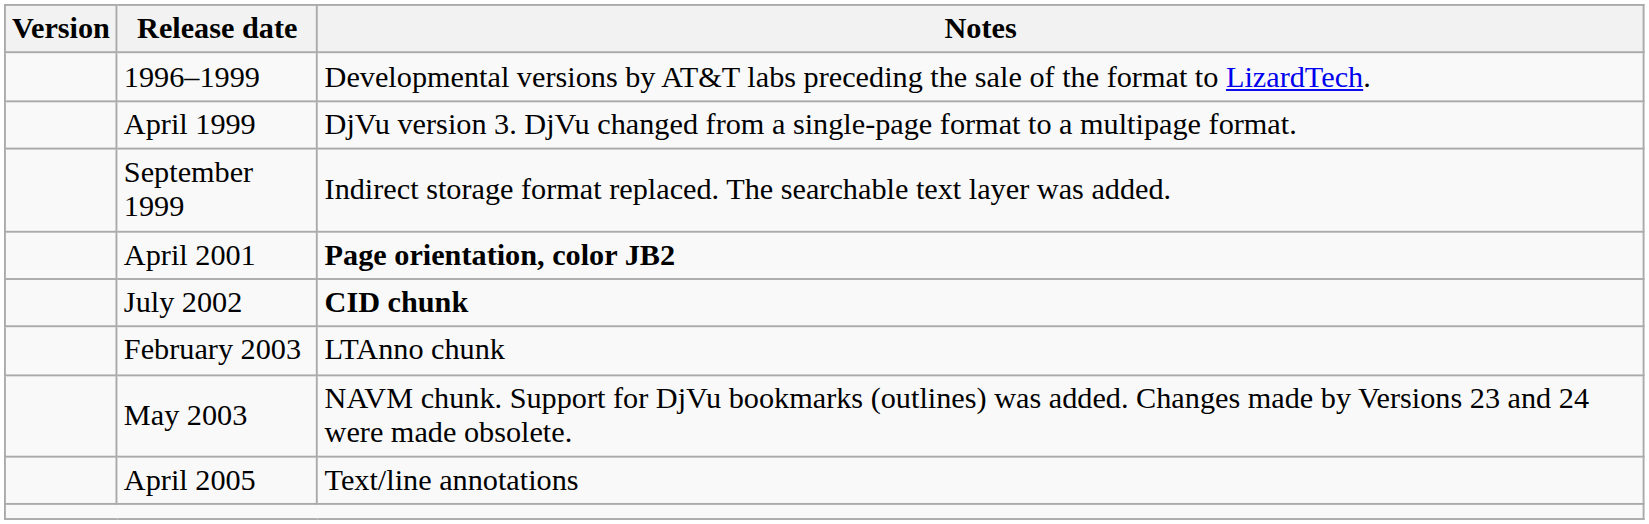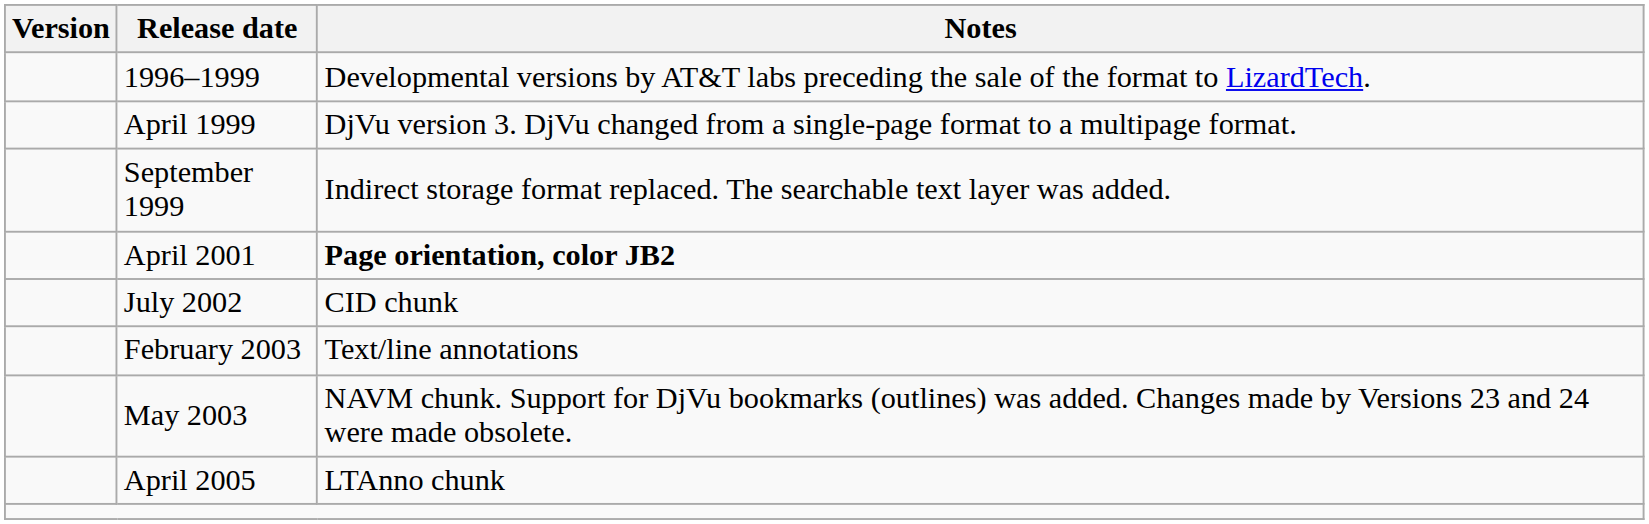(396, 302) bold -> (391, 302) normal
(415, 350) LTAnno chunk -> (452, 350) Text/line annotations
(452, 480) Text/line annotations -> (415, 480) LTAnno chunk
